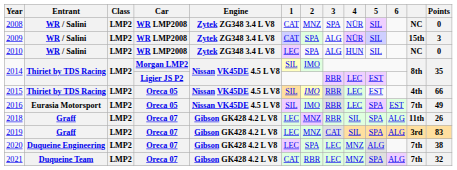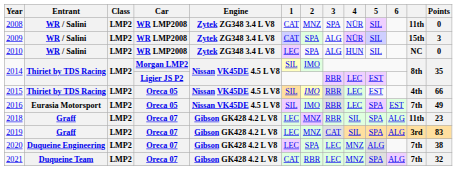(417, 24) NC -> (417, 24) 11th
(439, 118) 26 -> (439, 118) 23
